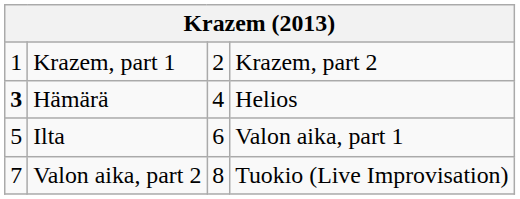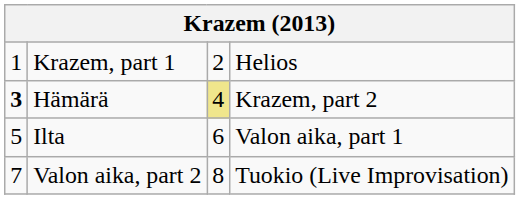(306, 61) Krazem, part 2 -> (266, 61) Helios
(218, 99) no background -> (218, 99) khaki background
(266, 99) Helios -> (306, 99) Krazem, part 2
